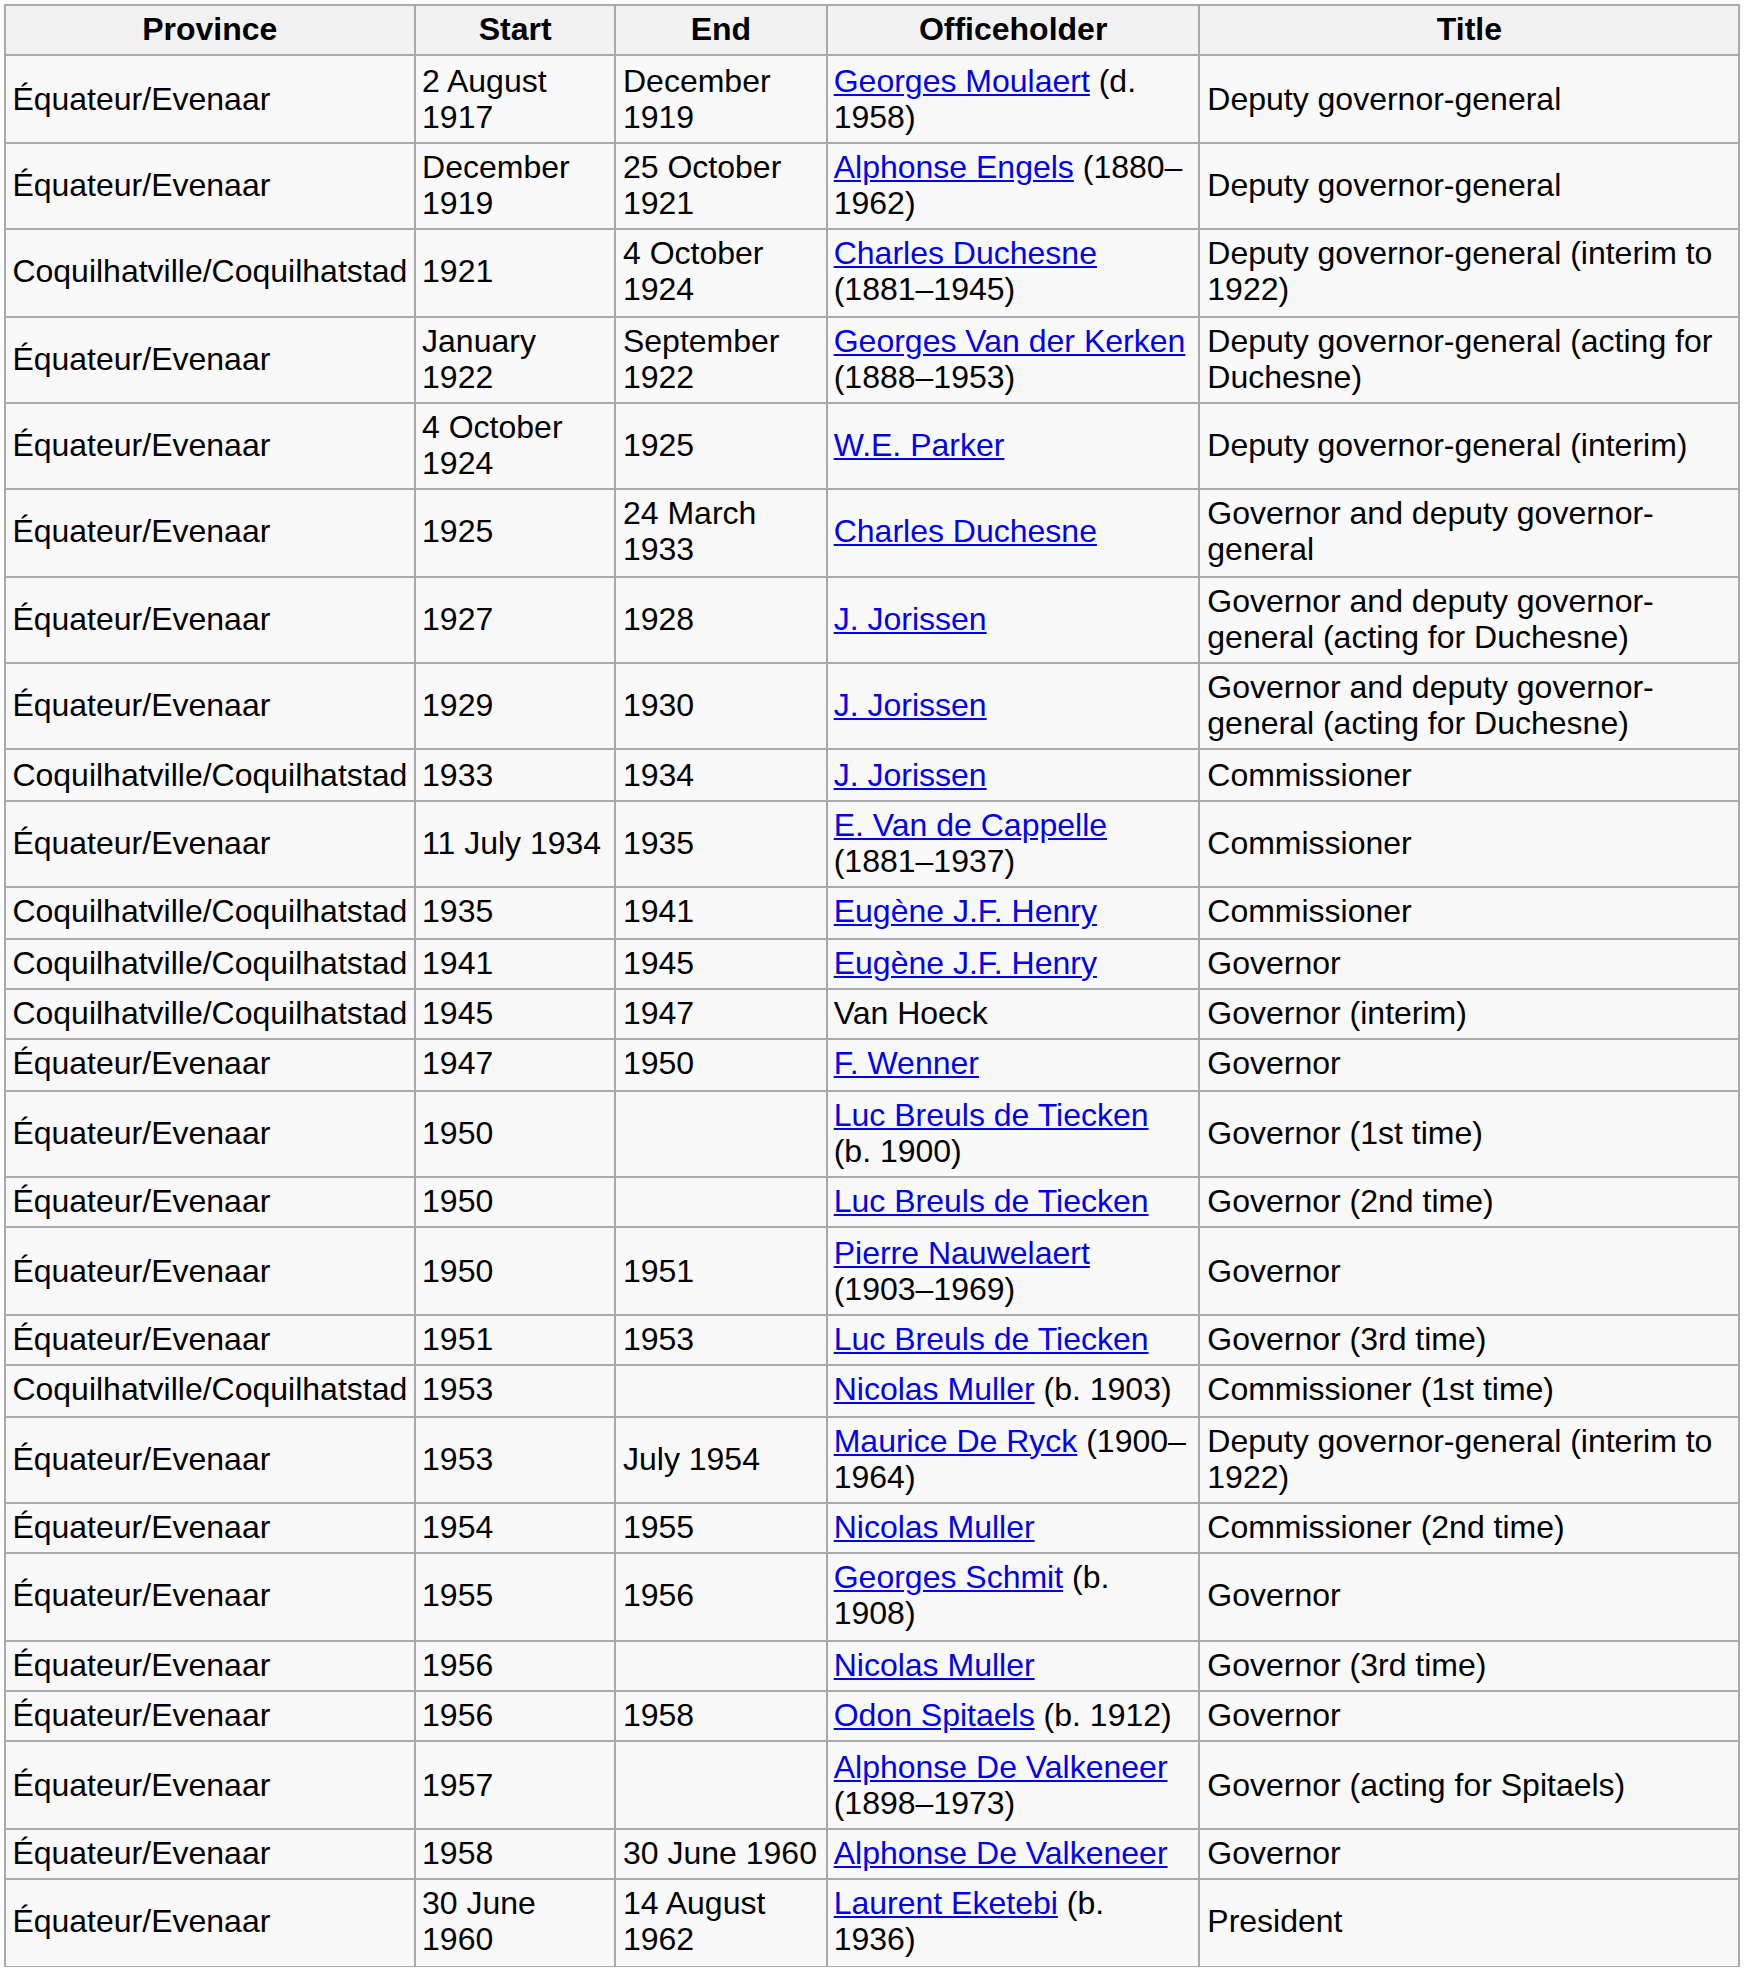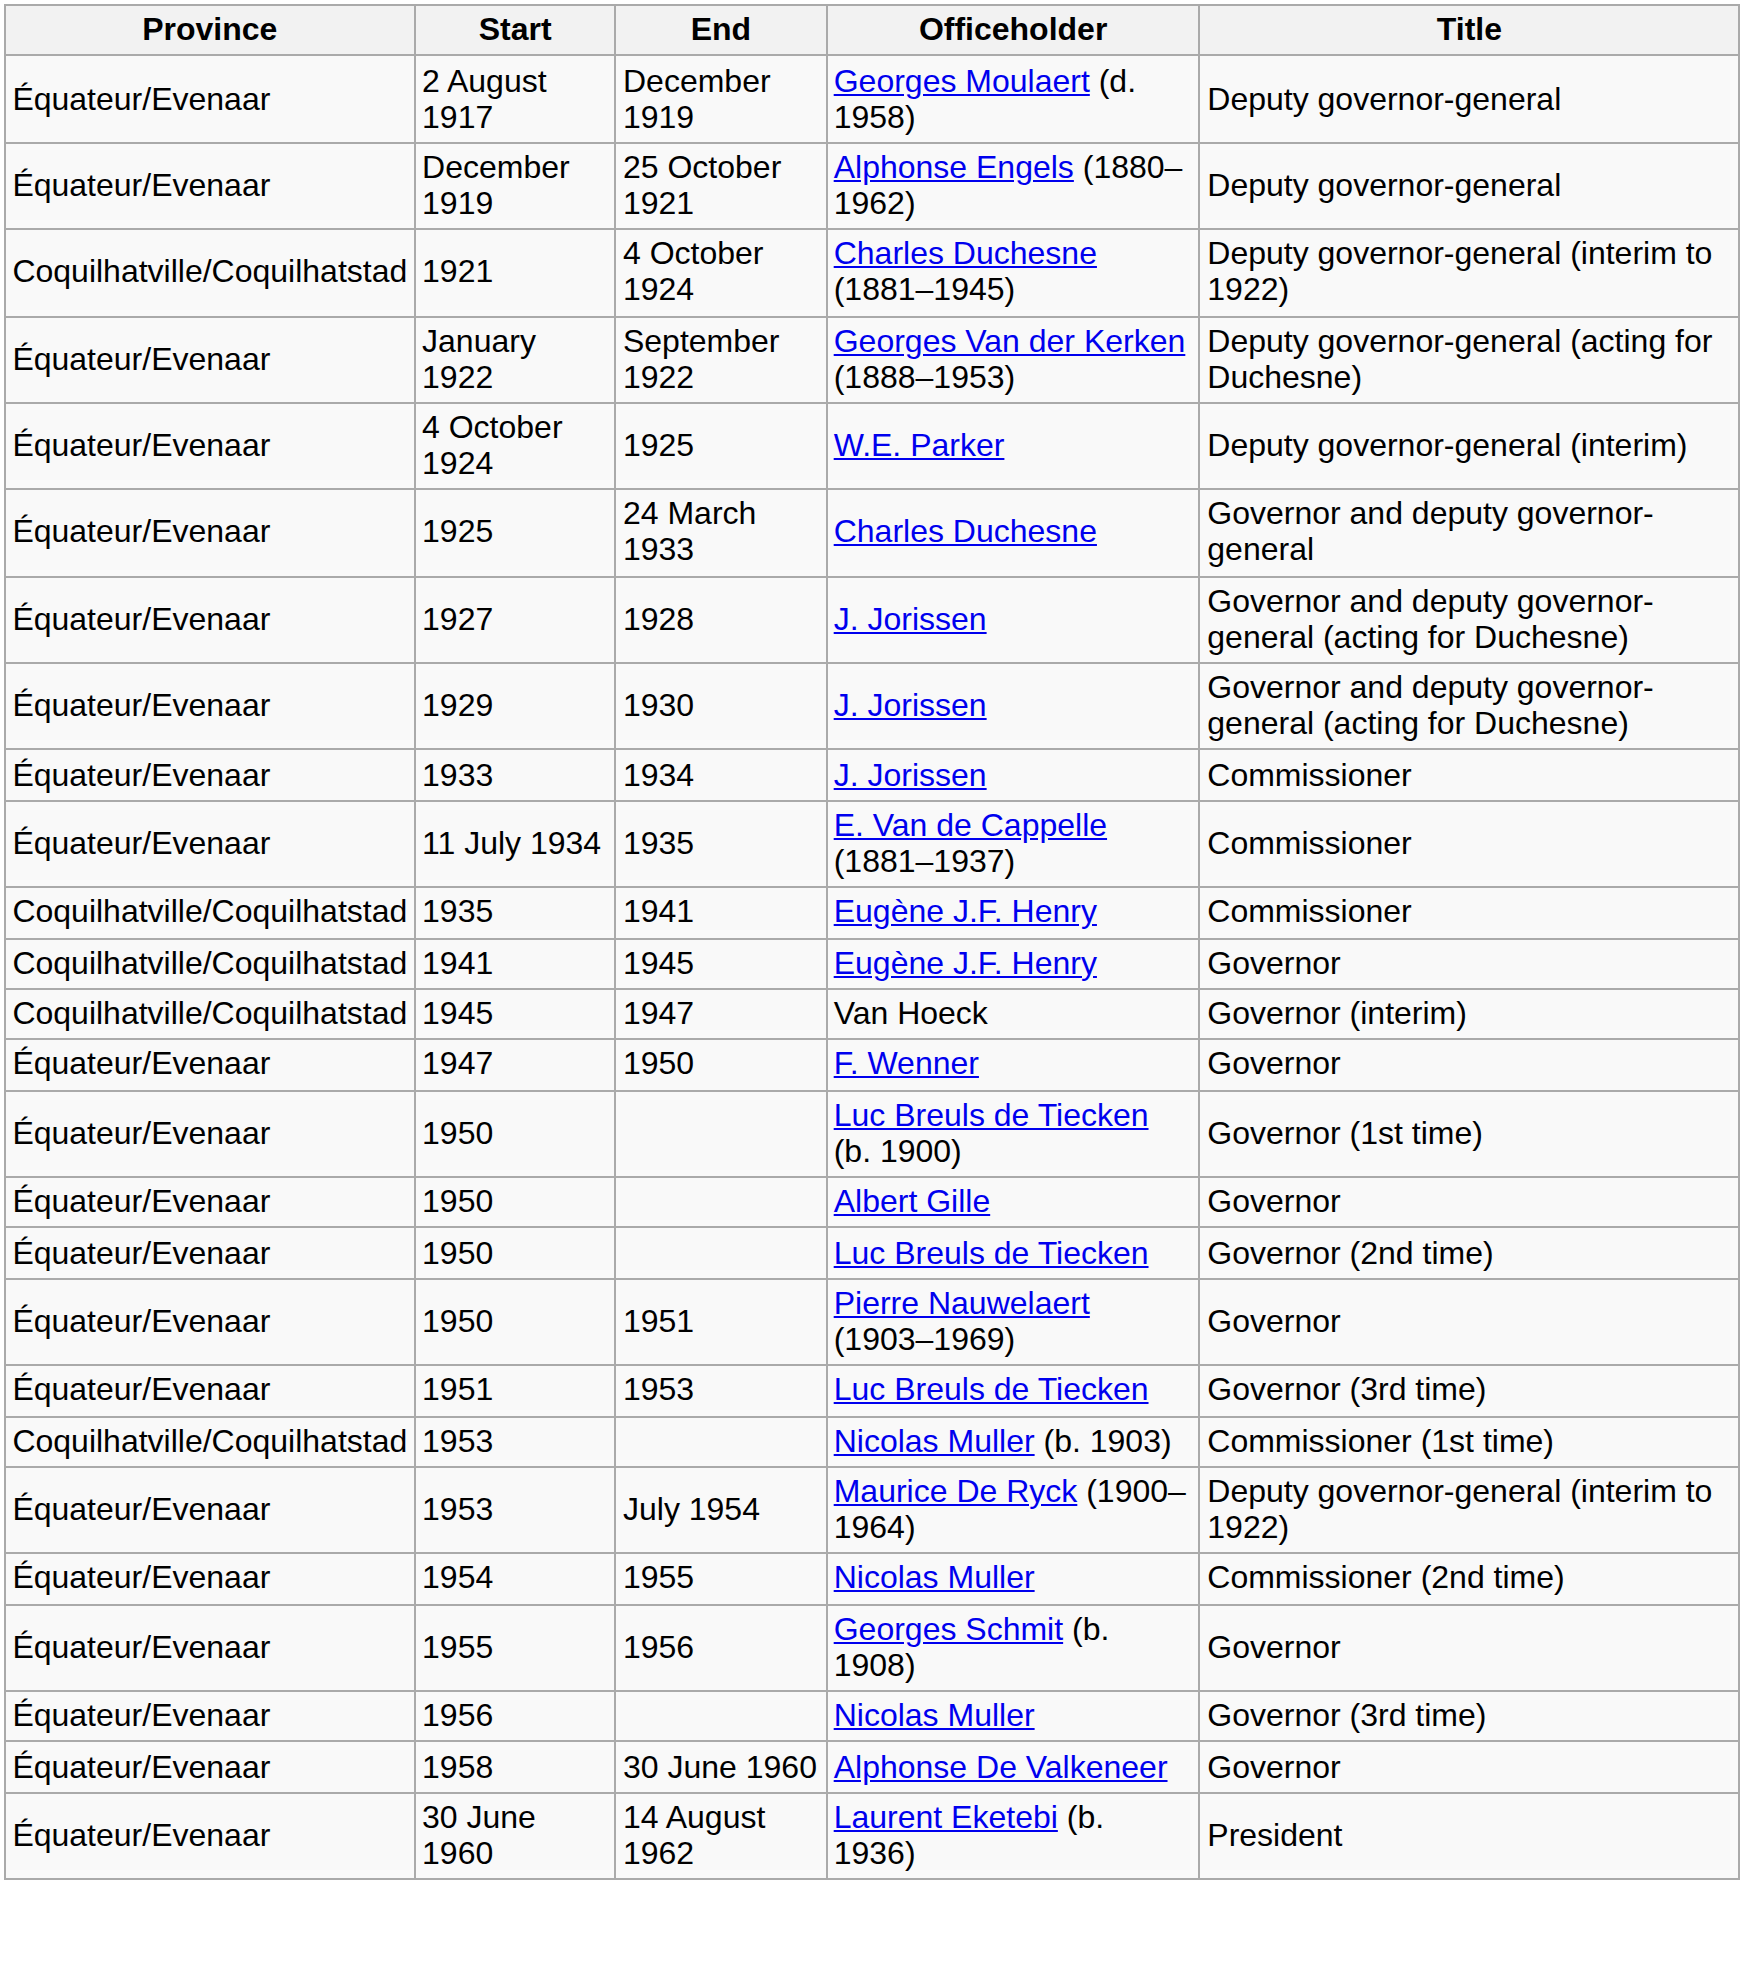(210, 774) Coquilhatville/Coquilhatstad -> (141, 774) Équateur/Evenaar
+ row: (458, 1201)
- row: (458, 1715)
- row: (458, 1784)
